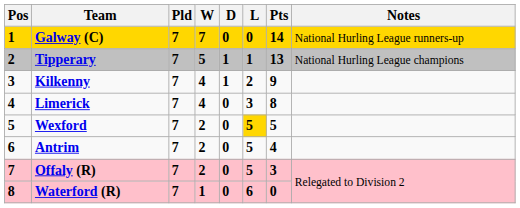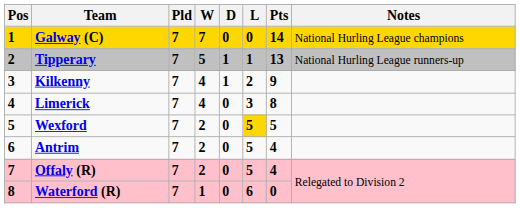(379, 38) National Hurling League runners-up -> (379, 38) National Hurling League champions
(379, 60) National Hurling League champions -> (379, 60) National Hurling League runners-up
(273, 170) 3 -> (273, 170) 4
